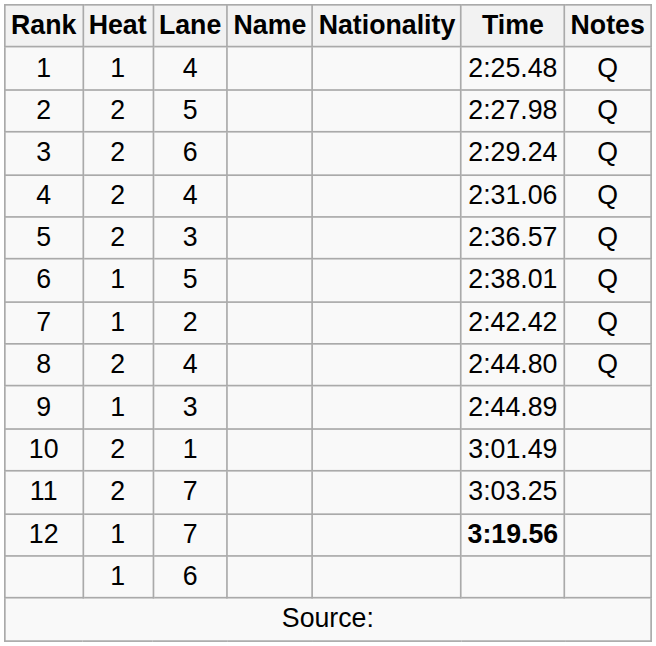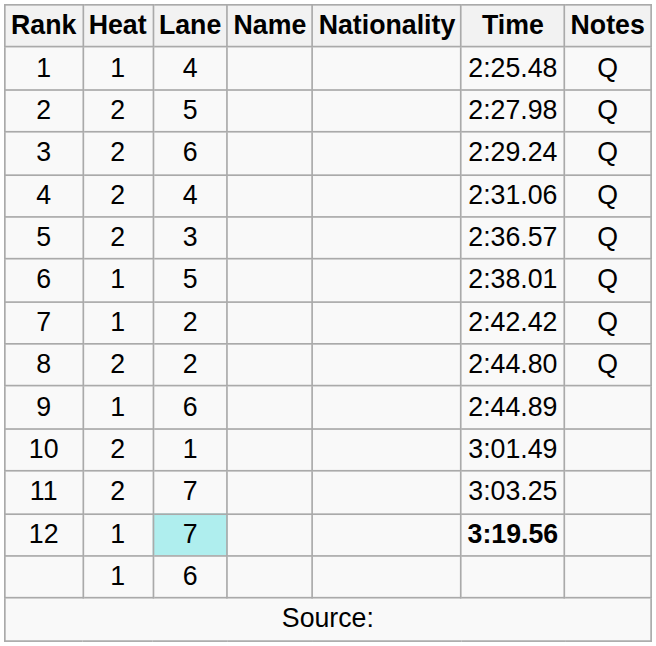(190, 364) 4 -> (190, 364) 2
(190, 407) 3 -> (190, 407) 6
(190, 534) no background -> (190, 534) paleturquoise background
